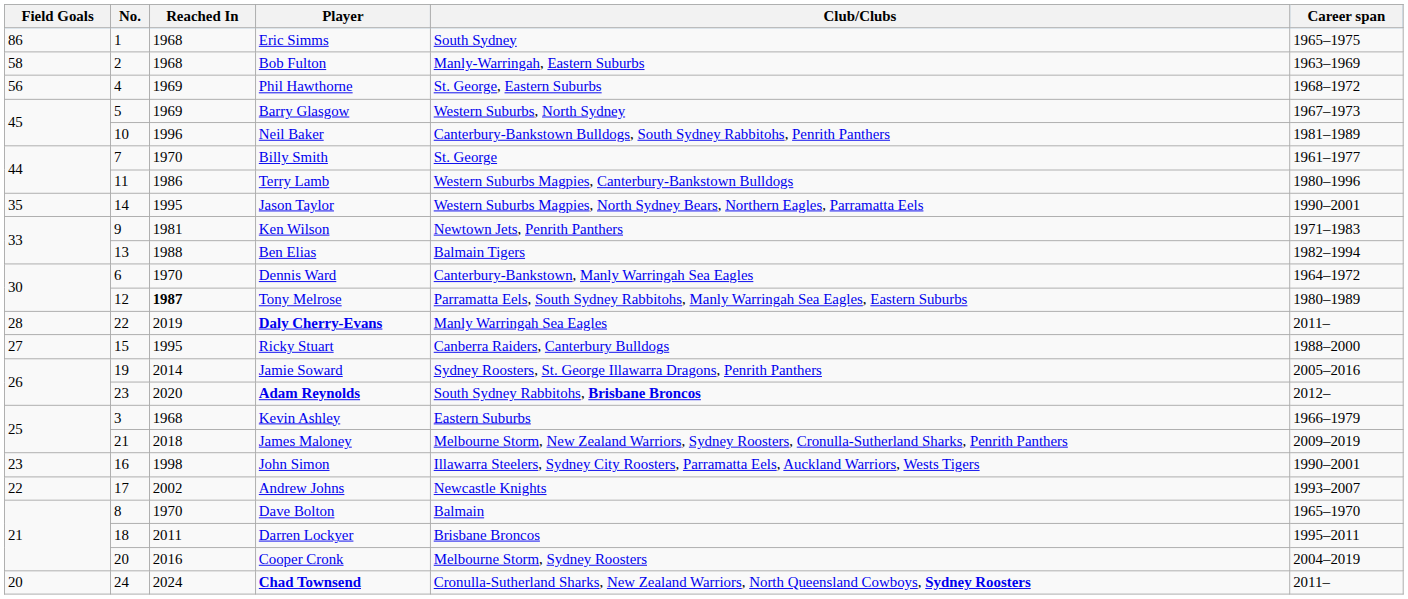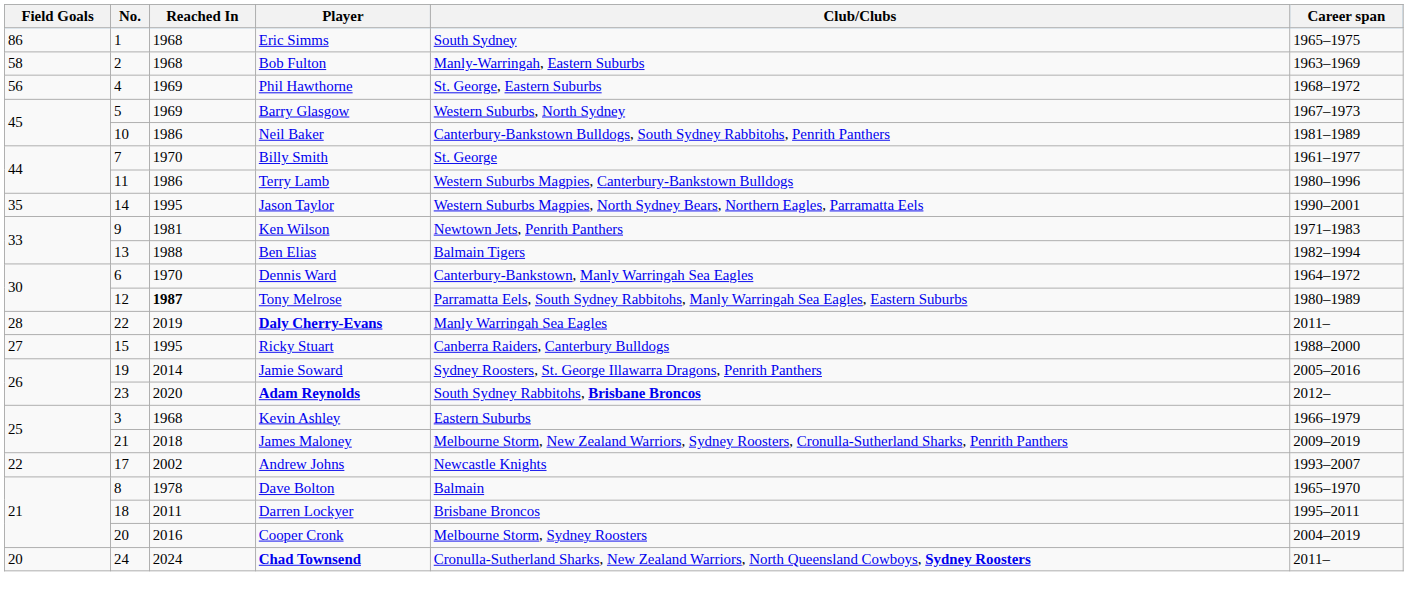(168, 134) 1996 -> (168, 134) 1986
- row: (294, 464)
(168, 511) 1970 -> (168, 488) 1978
